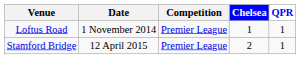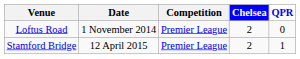(249, 29) 1 -> (249, 29) 2
(282, 29) 1 -> (282, 29) 0
